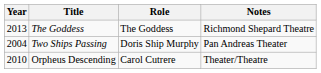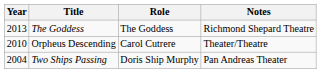rows swapped: (74, 60) <-> (69, 44)
